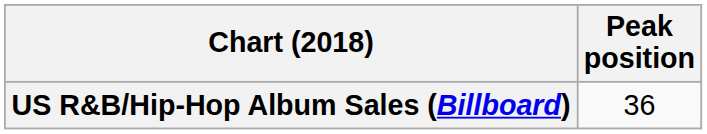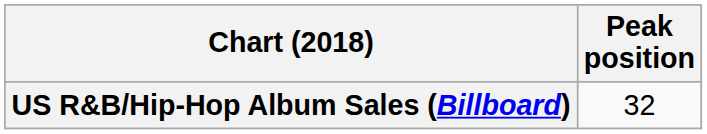(639, 104) 36 -> (639, 104) 32
